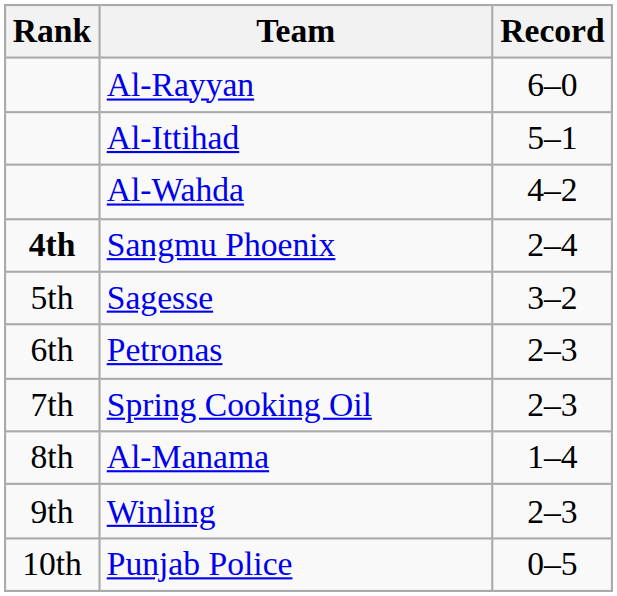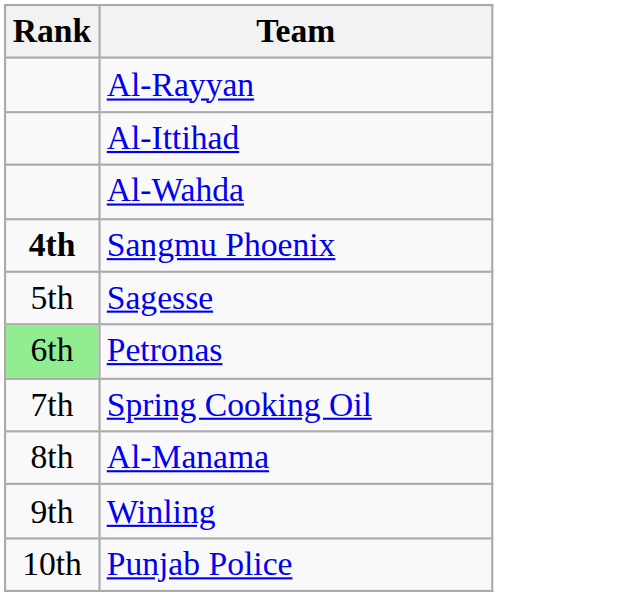- column: (552, 31)
(52, 350) no background -> (52, 350) lightgreen background
